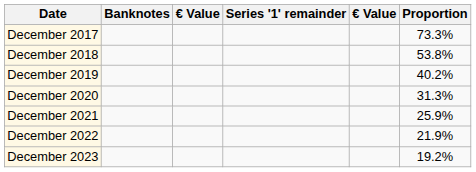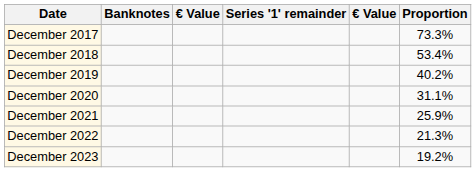(435, 55) 53.8% -> (435, 55) 53.4%
(435, 95) 31.3% -> (435, 95) 31.1%
(435, 136) 21.9% -> (435, 136) 21.3%
